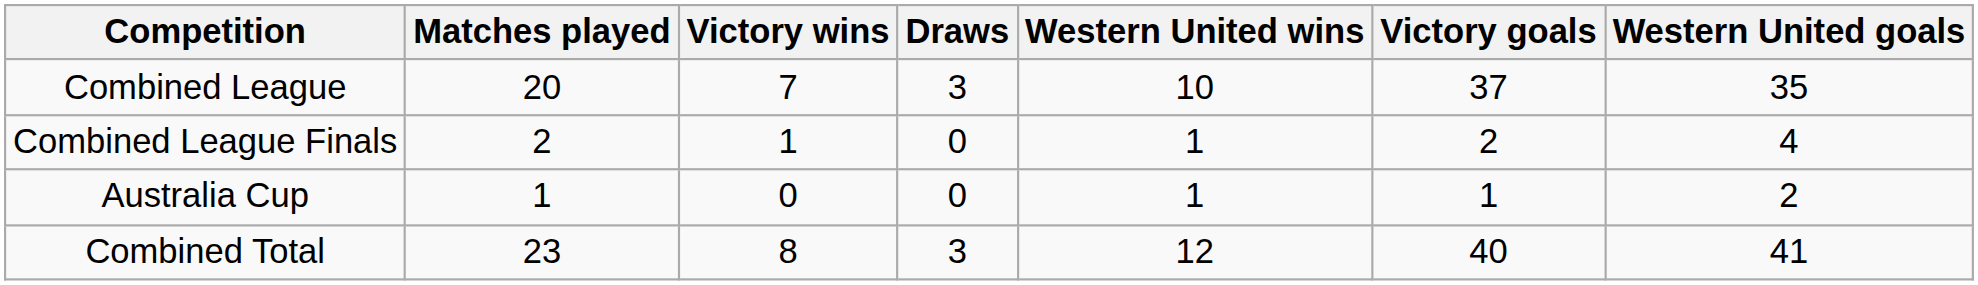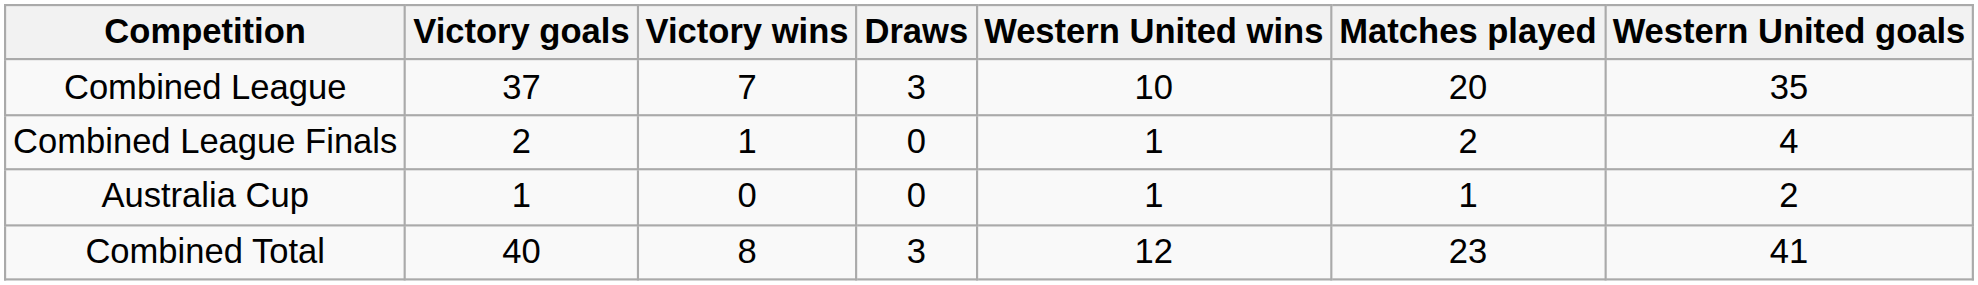columns swapped: (542, 31) <-> (1488, 31)
